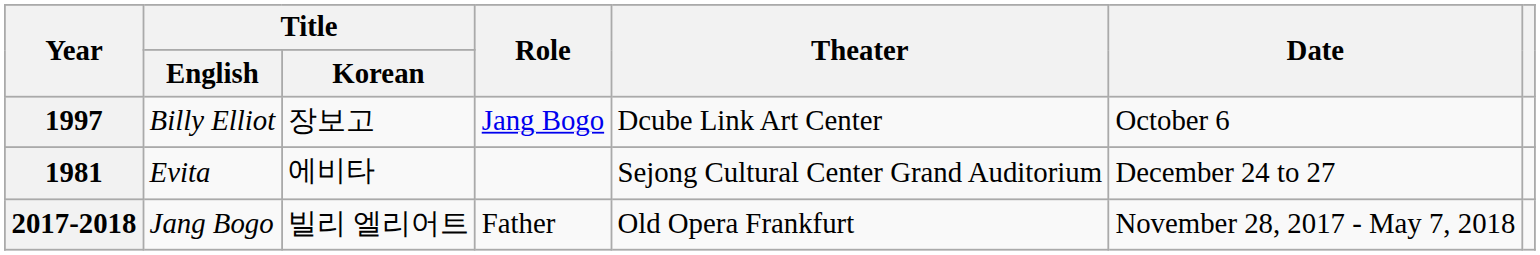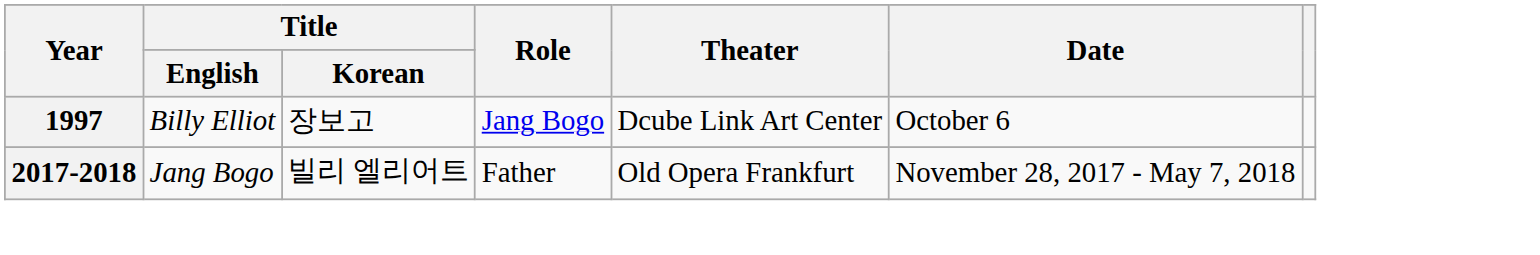- row: (74, 172)
